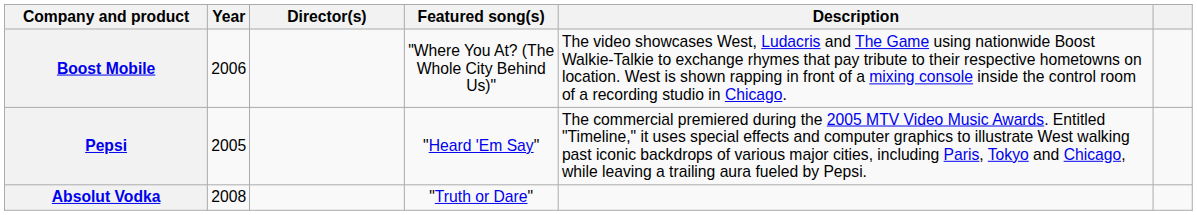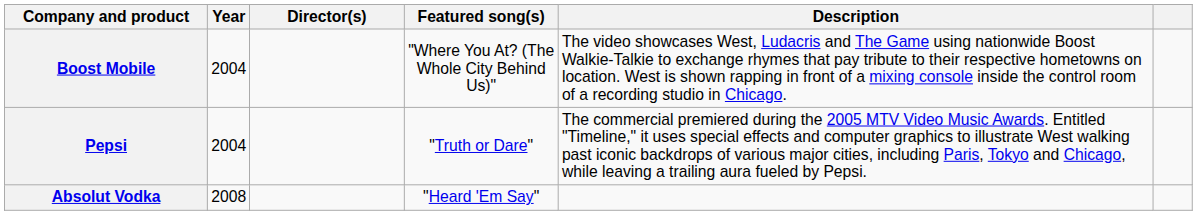(229, 68) 2006 -> (229, 68) 2004
(229, 146) 2005 -> (229, 146) 2004
(481, 146) "Heard 'Em Say" -> (481, 146) "Truth or Dare"
(481, 197) "Truth or Dare" -> (481, 197) "Heard 'Em Say"
